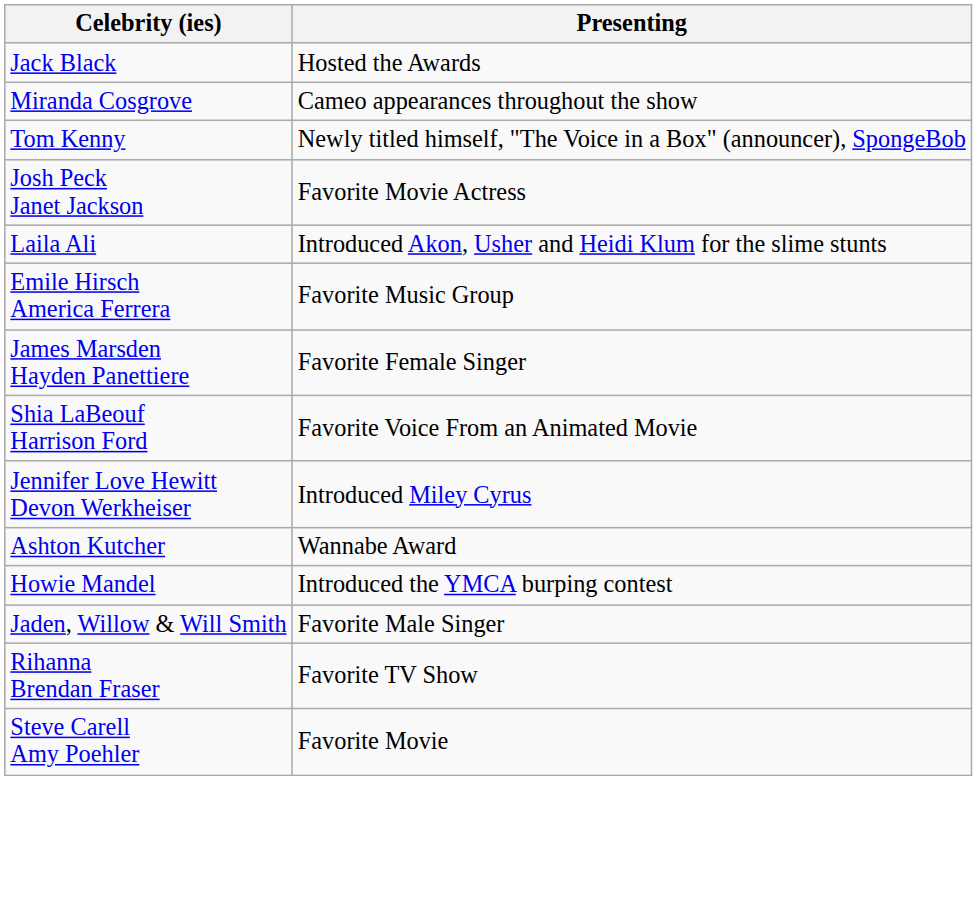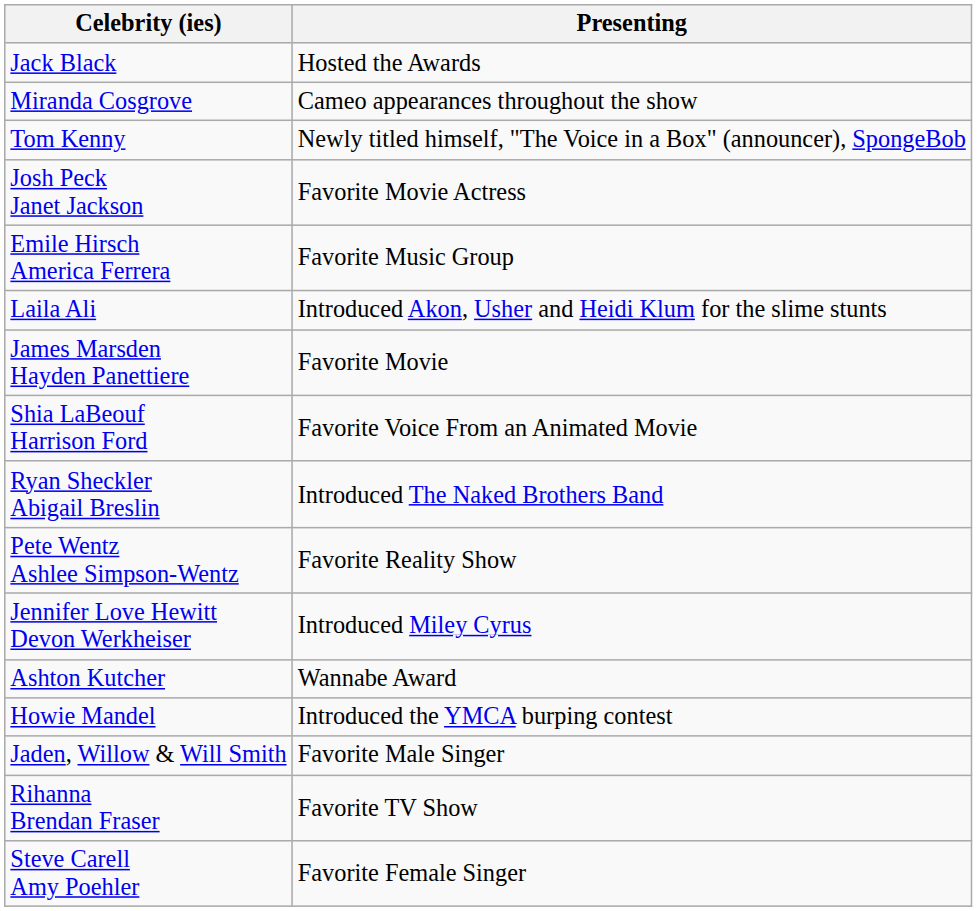rows swapped: (90, 296) <-> (53, 243)
(412, 362) Favorite Female Singer -> (373, 362) Favorite Movie
+ row: (85, 494)
+ row: (125, 559)
(373, 741) Favorite Movie -> (412, 873) Favorite Female Singer
